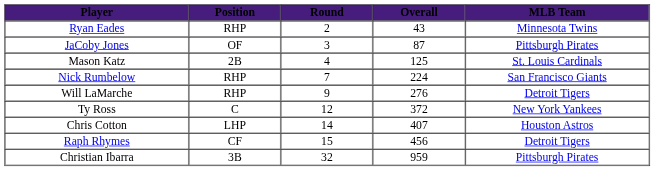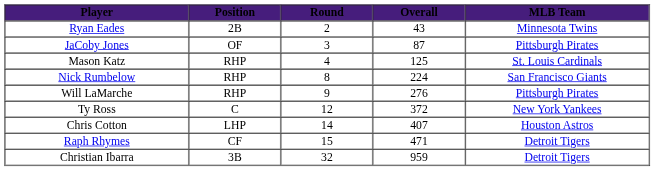(235, 28) RHP -> (235, 28) 2B
(235, 61) 2B -> (235, 61) RHP
(327, 77) 7 -> (327, 77) 8
(557, 93) Detroit Tigers -> (557, 93) Pittsburgh Pirates
(419, 141) 456 -> (419, 141) 471
(557, 157) Pittsburgh Pirates -> (557, 157) Detroit Tigers
